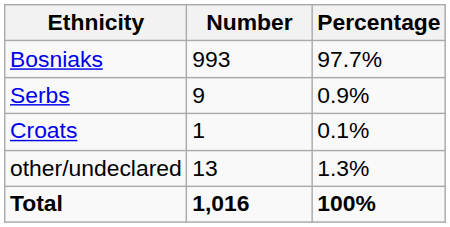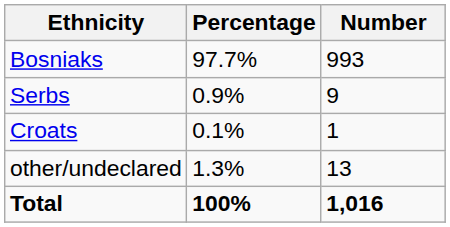columns swapped: (249, 22) <-> (379, 22)
